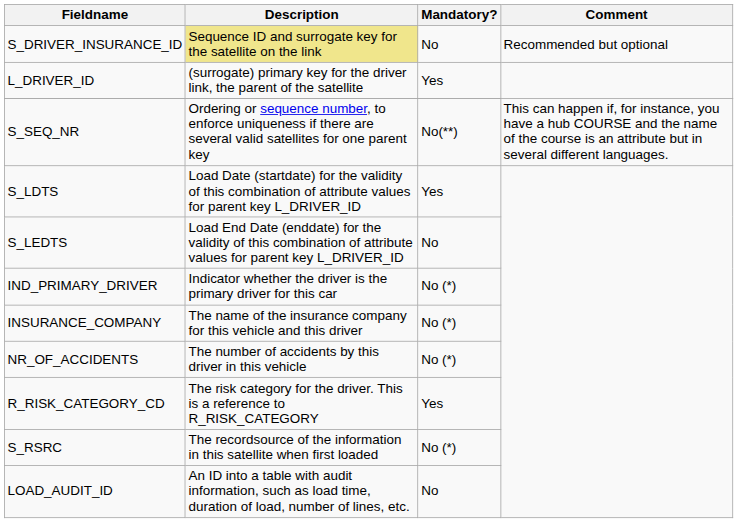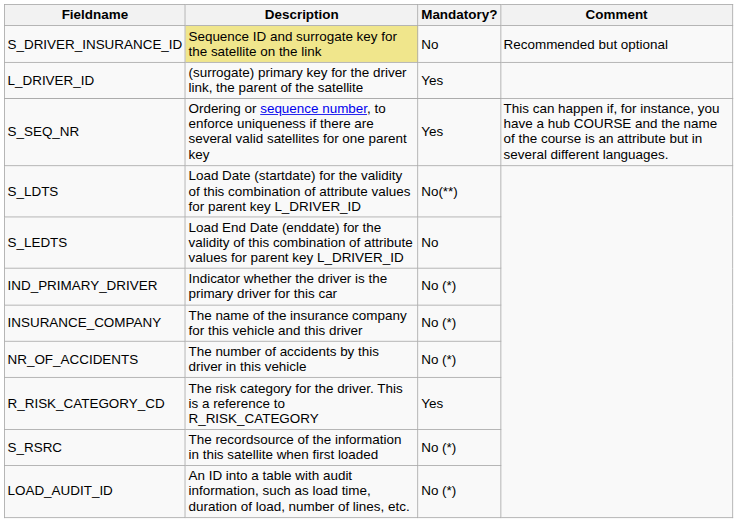(440, 132) No(**) -> (432, 132) Yes
(432, 191) Yes -> (440, 191) No(**)
(430, 491) No -> (439, 491) No (*)
